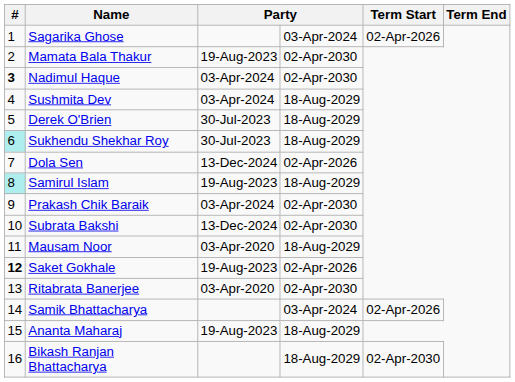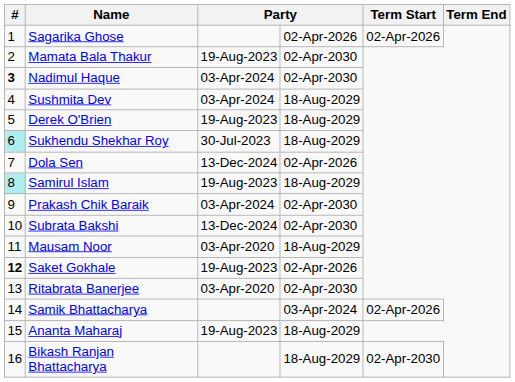(320, 36) 03-Apr-2024 -> (320, 36) 02-Apr-2026
(236, 120) 30-Jul-2023 -> (239, 120) 19-Aug-2023
